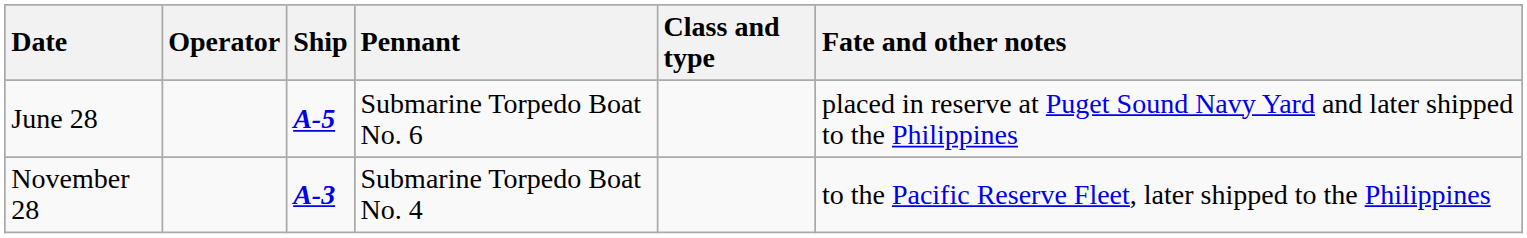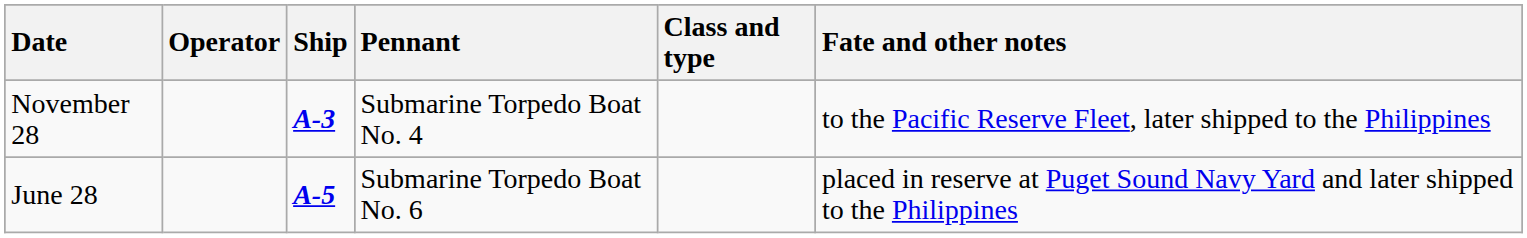rows swapped: (54, 118) <-> (70, 194)
